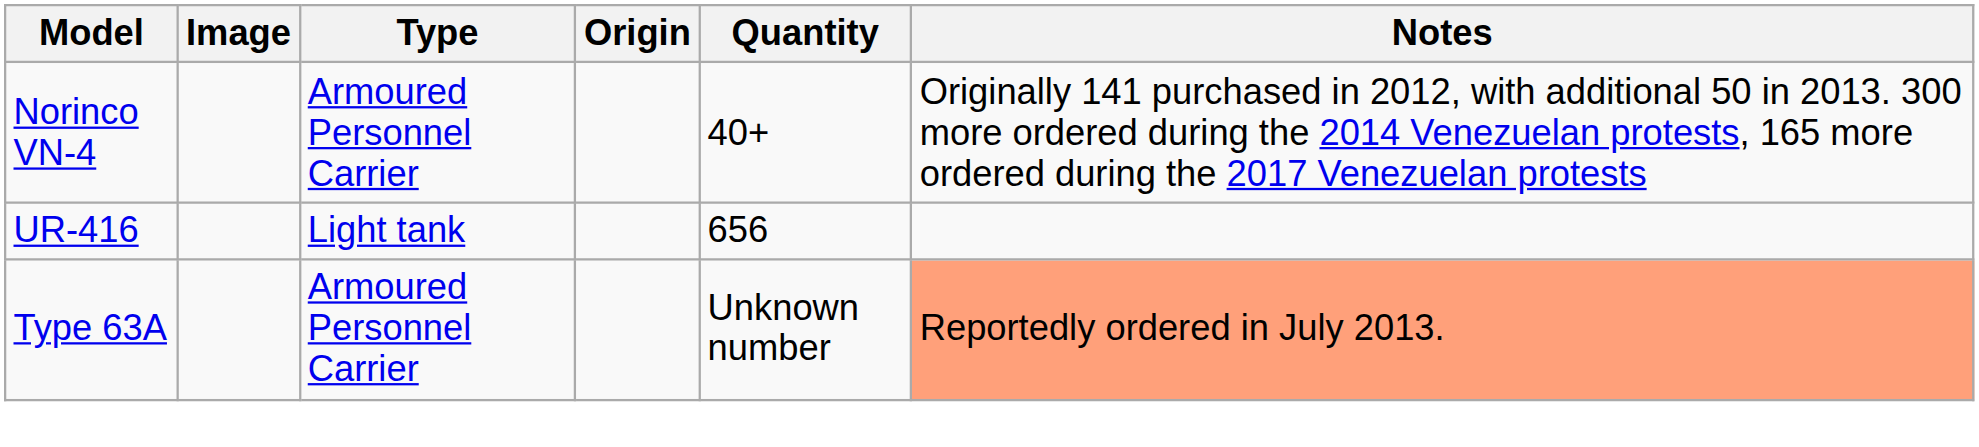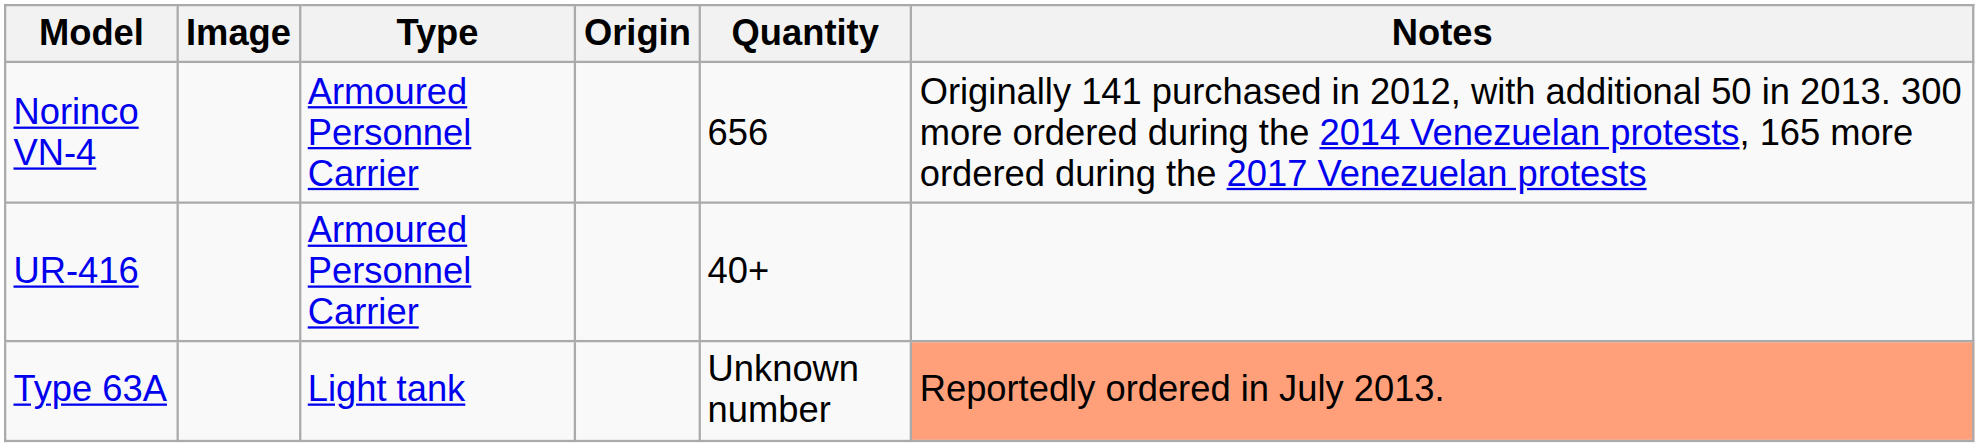(738, 131) 40+ -> (738, 131) 656
(387, 230) Light tank -> (390, 271) Armoured Personnel Carrier
(738, 230) 656 -> (738, 271) 40+
(390, 328) Armoured Personnel Carrier -> (387, 389) Light tank
